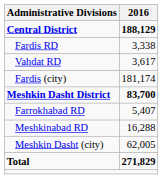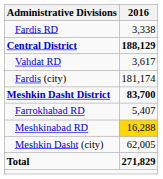rows swapped: (42, 29) <-> (37, 45)
(141, 128) no background -> (141, 128) gold background
